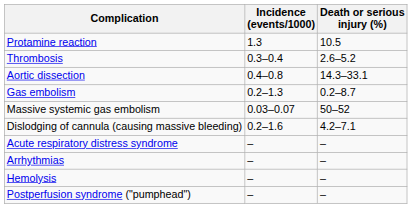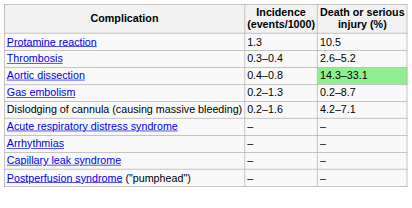(344, 76) no background -> (344, 76) lightgreen background
- row: (83, 110)
+ row: (64, 161)
- row: (32, 178)
